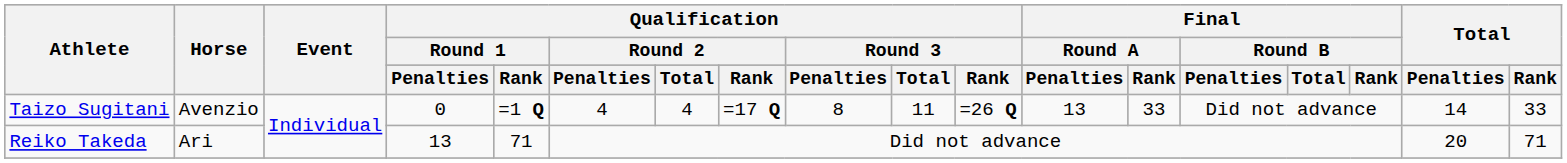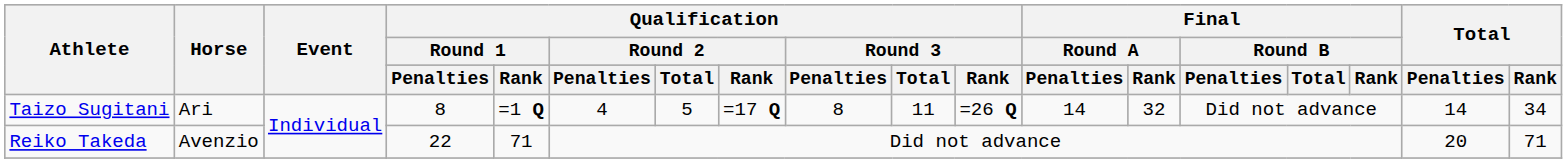(219, 109) Avenzio -> (196, 109) Ari
(440, 109) 0 -> (440, 109) 8
(687, 109) 4 -> (687, 109) 5
(1075, 109) 13 -> (1075, 109) 14
(1154, 109) 33 -> (1154, 109) 32
(1535, 109) 33 -> (1535, 109) 34
(196, 141) Ari -> (219, 141) Avenzio
(440, 141) 13 -> (440, 141) 22
